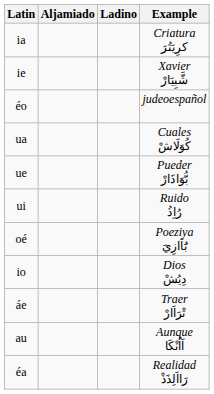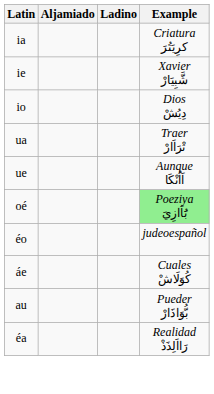rows swapped: (21, 272) <-> (21, 106)
(174, 139) Cuales كُوَلَاشْ -> (174, 140) Traer تْرَاَارْ
(174, 172) Pueder بُّوَاذَارْ -> (174, 173) Aunque اَاُنْكَا
- row: (21, 205)
(174, 239) no background -> (174, 206) lightgreen background
(174, 305) Traer تْرَاَارْ -> (174, 272) Cuales كُوَلَاشْ
(174, 338) Aunque اَاُنْكَا -> (174, 305) Pueder بُّوَاذَارْ
